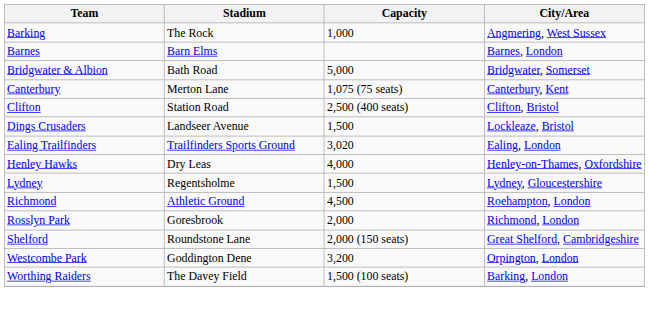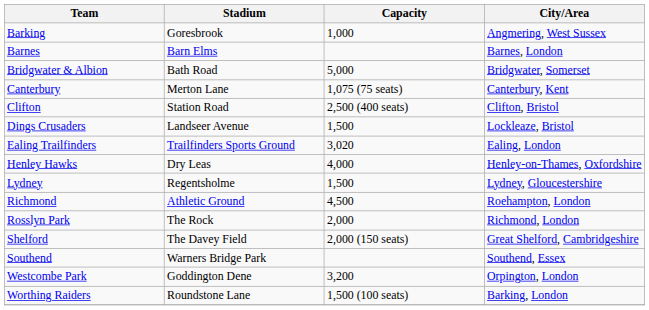(190, 32) The Rock -> (195, 32) Goresbrook
(195, 220) Goresbrook -> (190, 220) The Rock
(209, 239) Roundstone Lane -> (207, 239) The Davey Field
+ row: (29, 257)
(207, 276) The Davey Field -> (209, 295) Roundstone Lane
